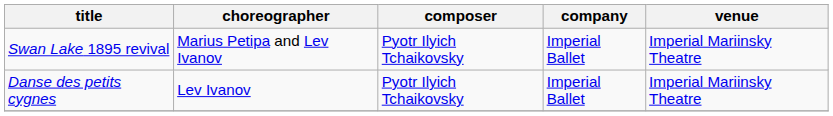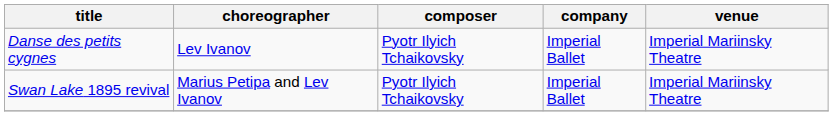rows swapped: (65, 90) <-> (89, 49)
